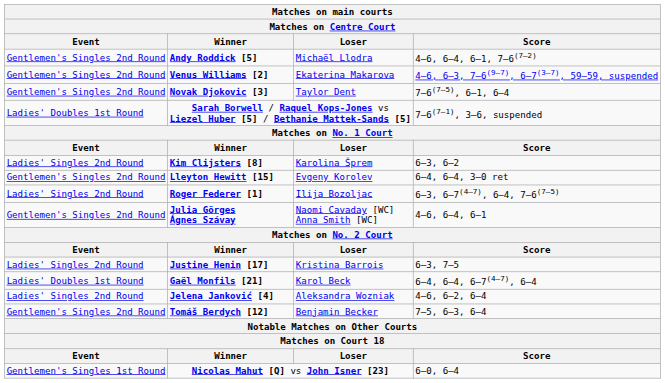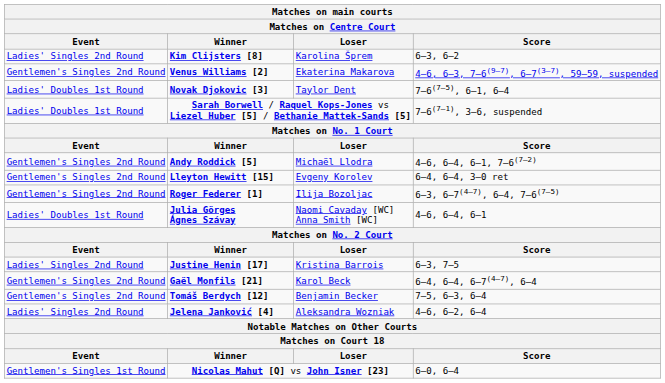rows swapped: (214, 57) <-> (216, 163)
(86, 92) Gentlemen's Singles 2nd Round -> (75, 89) Ladies' Doubles 1st Round
(75, 194) Ladies' Singles 2nd Round -> (86, 194) Gentlemen's Singles 2nd Round
(86, 215) Gentlemen's Singles 2nd Round -> (75, 215) Ladies' Doubles 1st Round
(75, 281) Ladies' Doubles 1st Round -> (86, 281) Gentlemen's Singles 2nd Round
rows swapped: (219, 311) <-> (222, 297)
